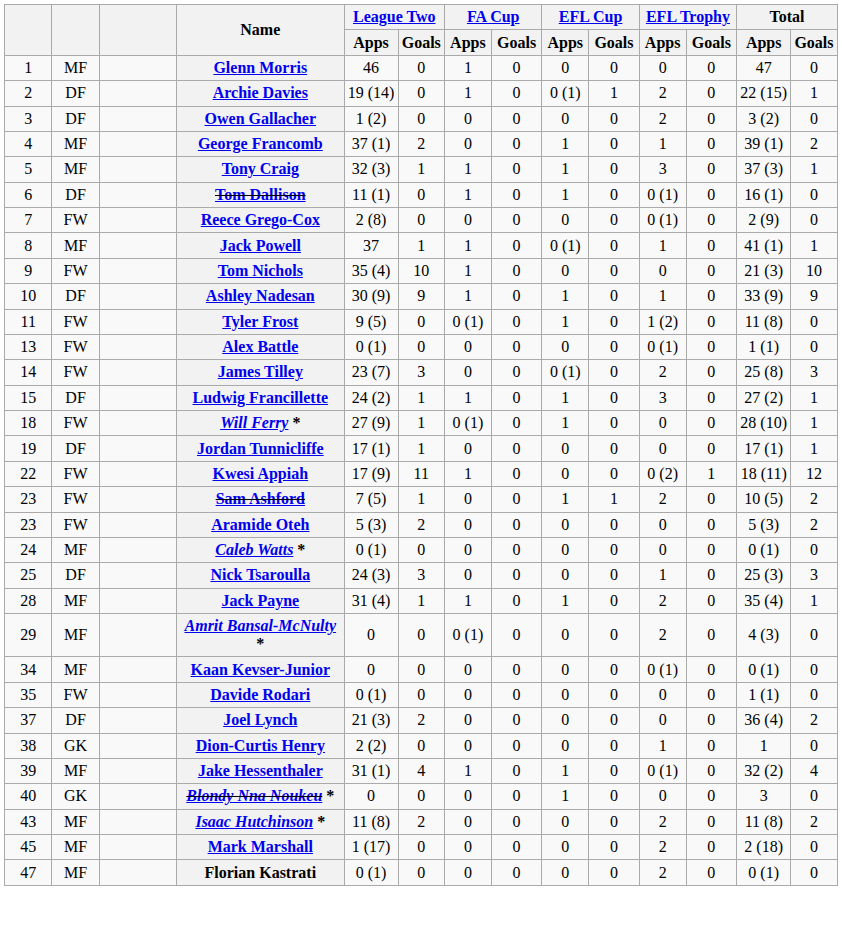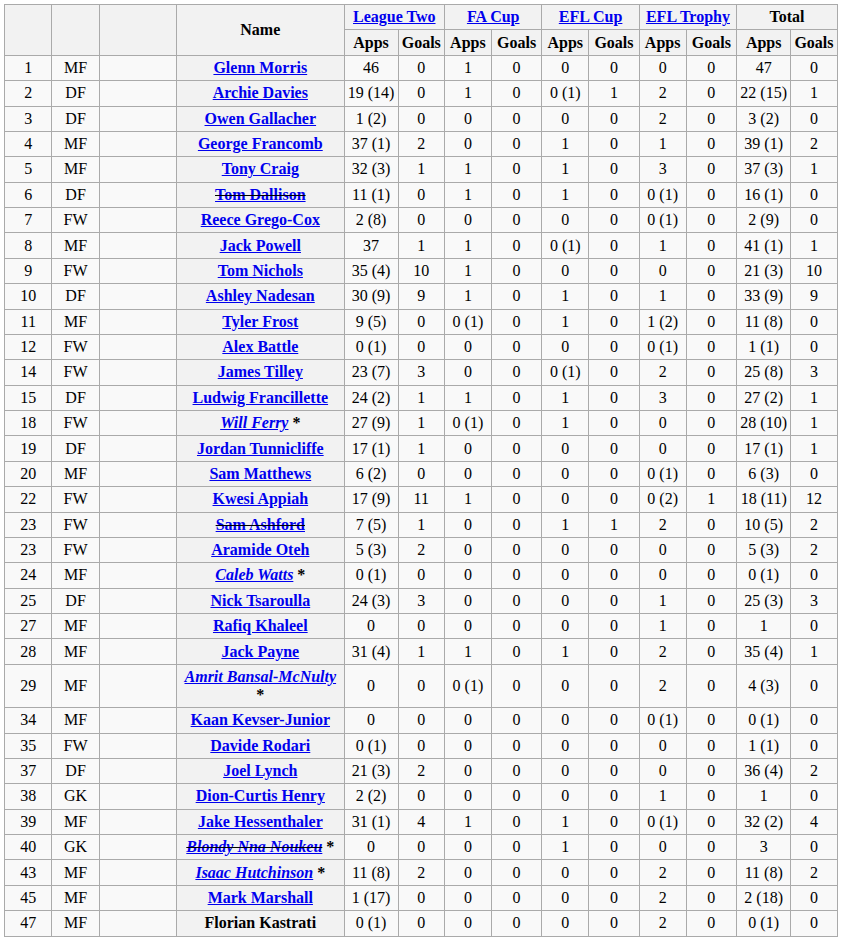(76, 321) FW -> (76, 321) MF
(28, 347) 13 -> (28, 347) 12
+ row: (260, 473)
+ row: (260, 626)
